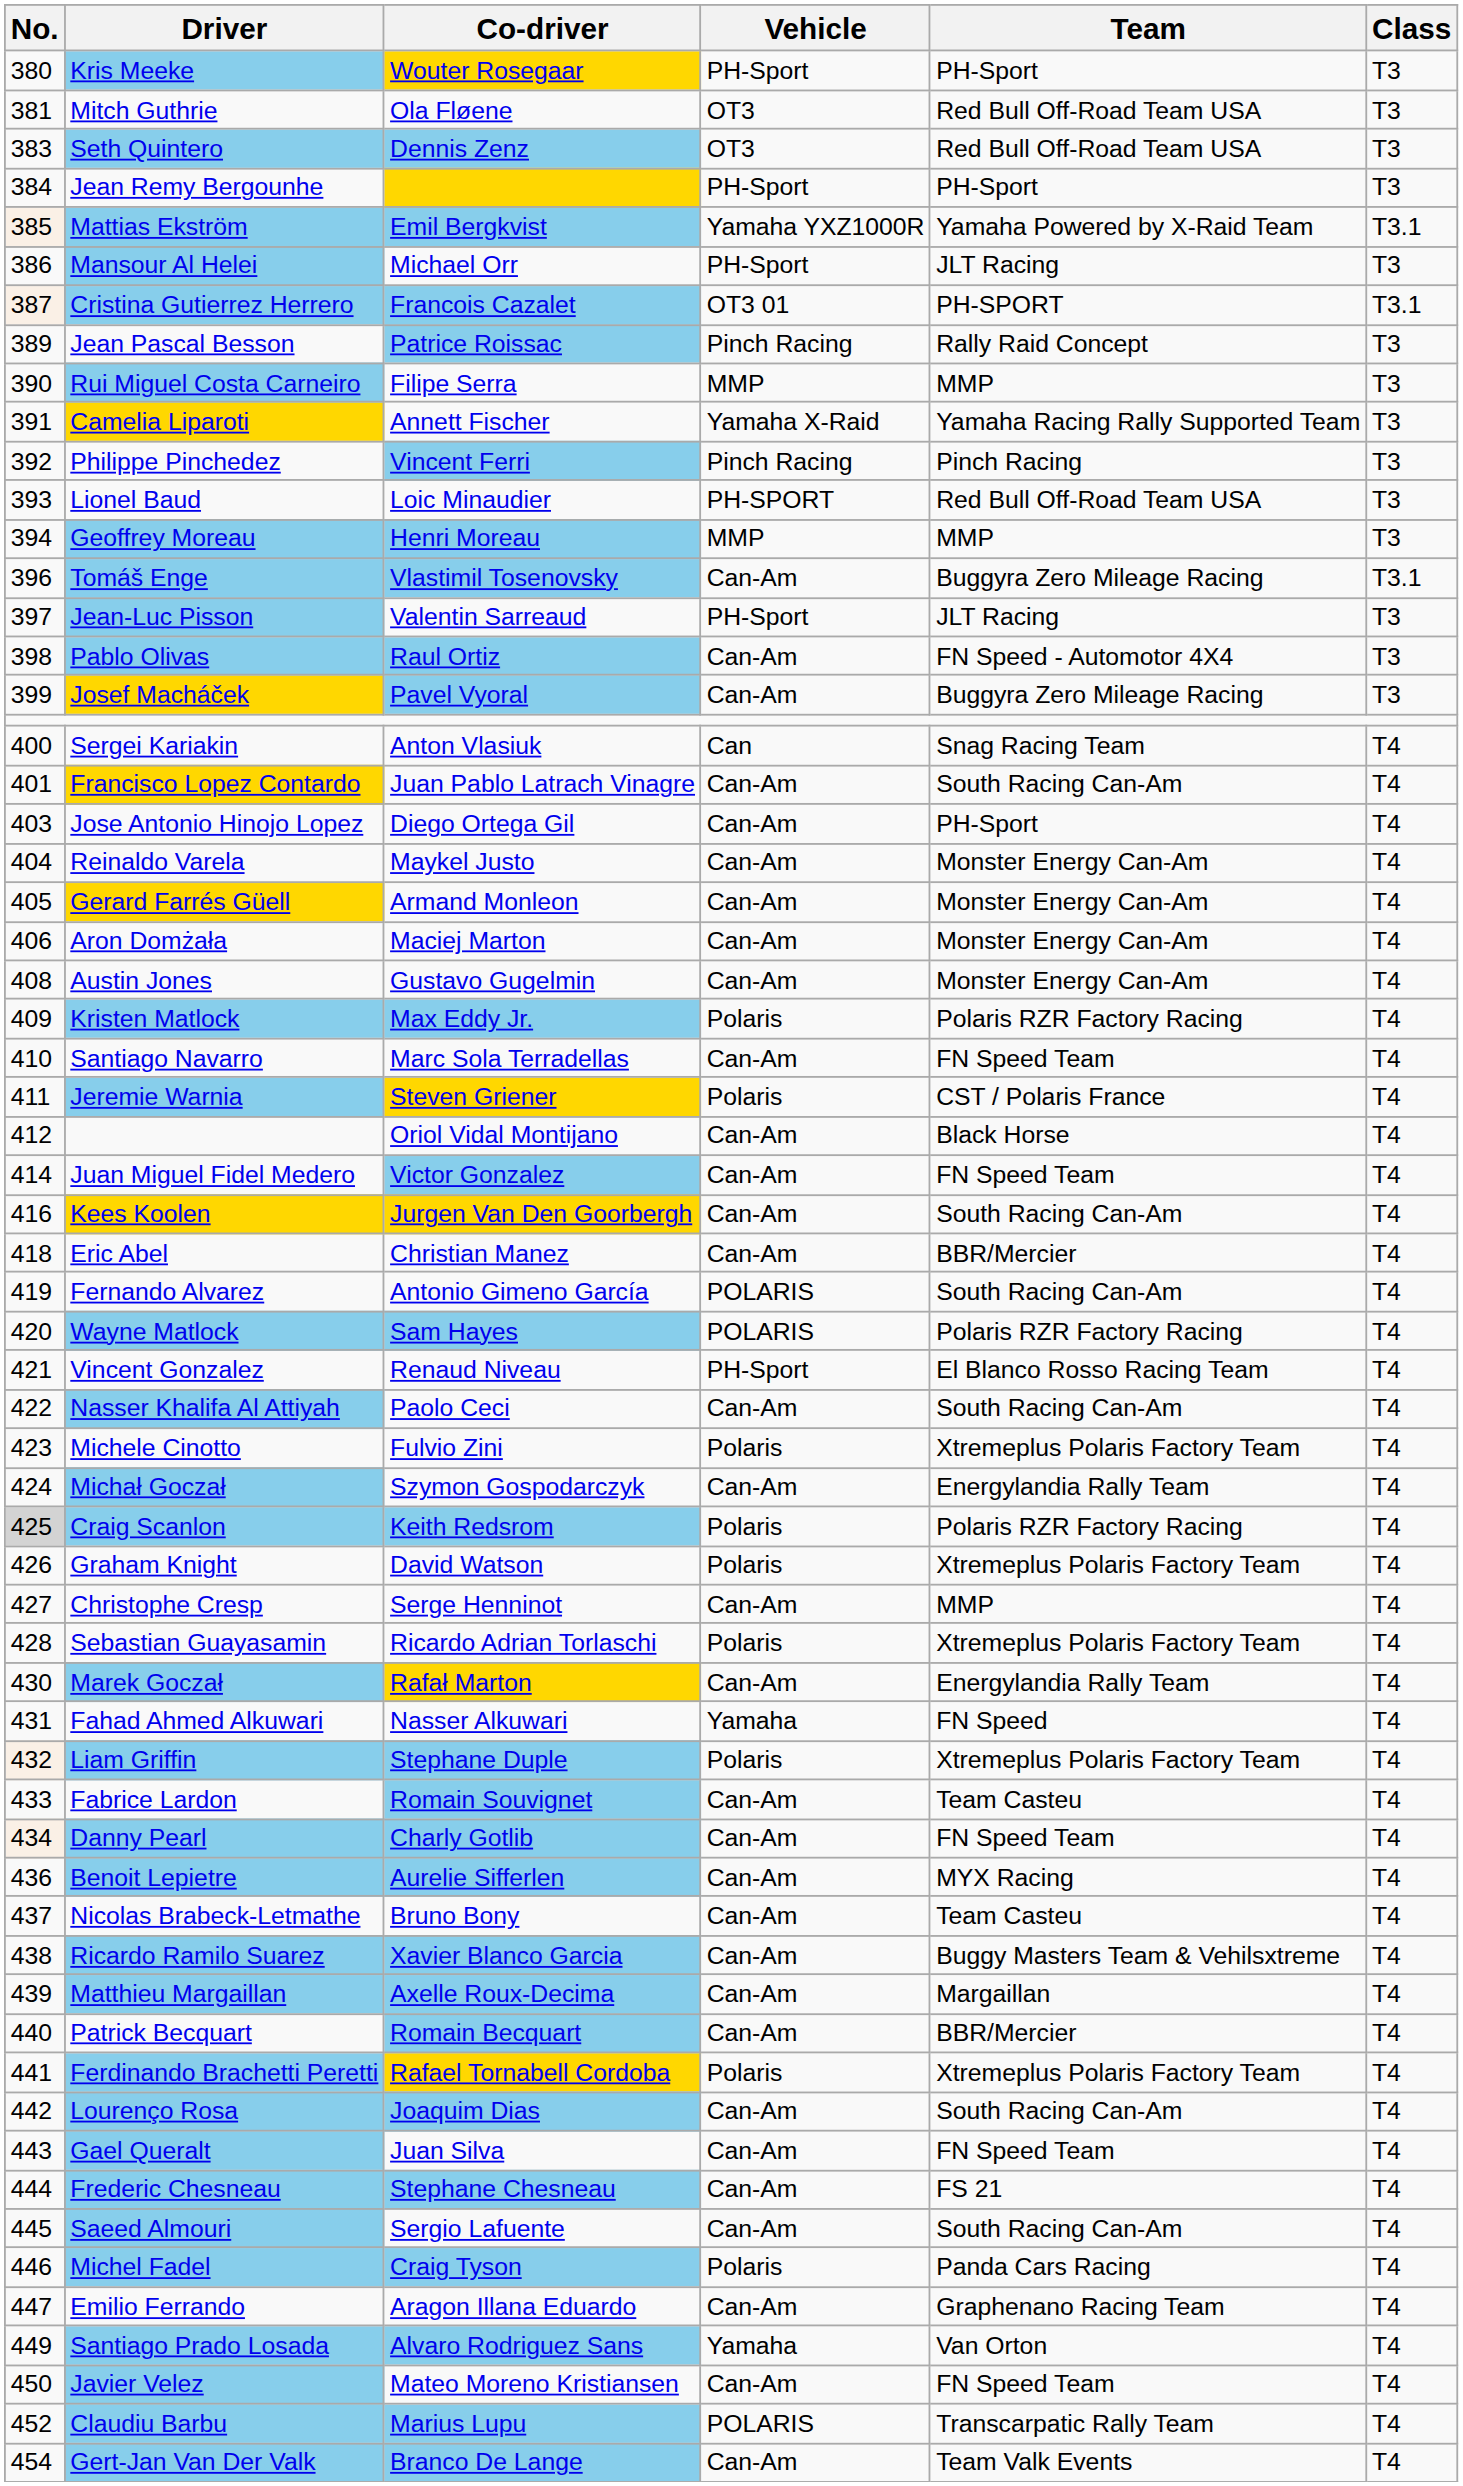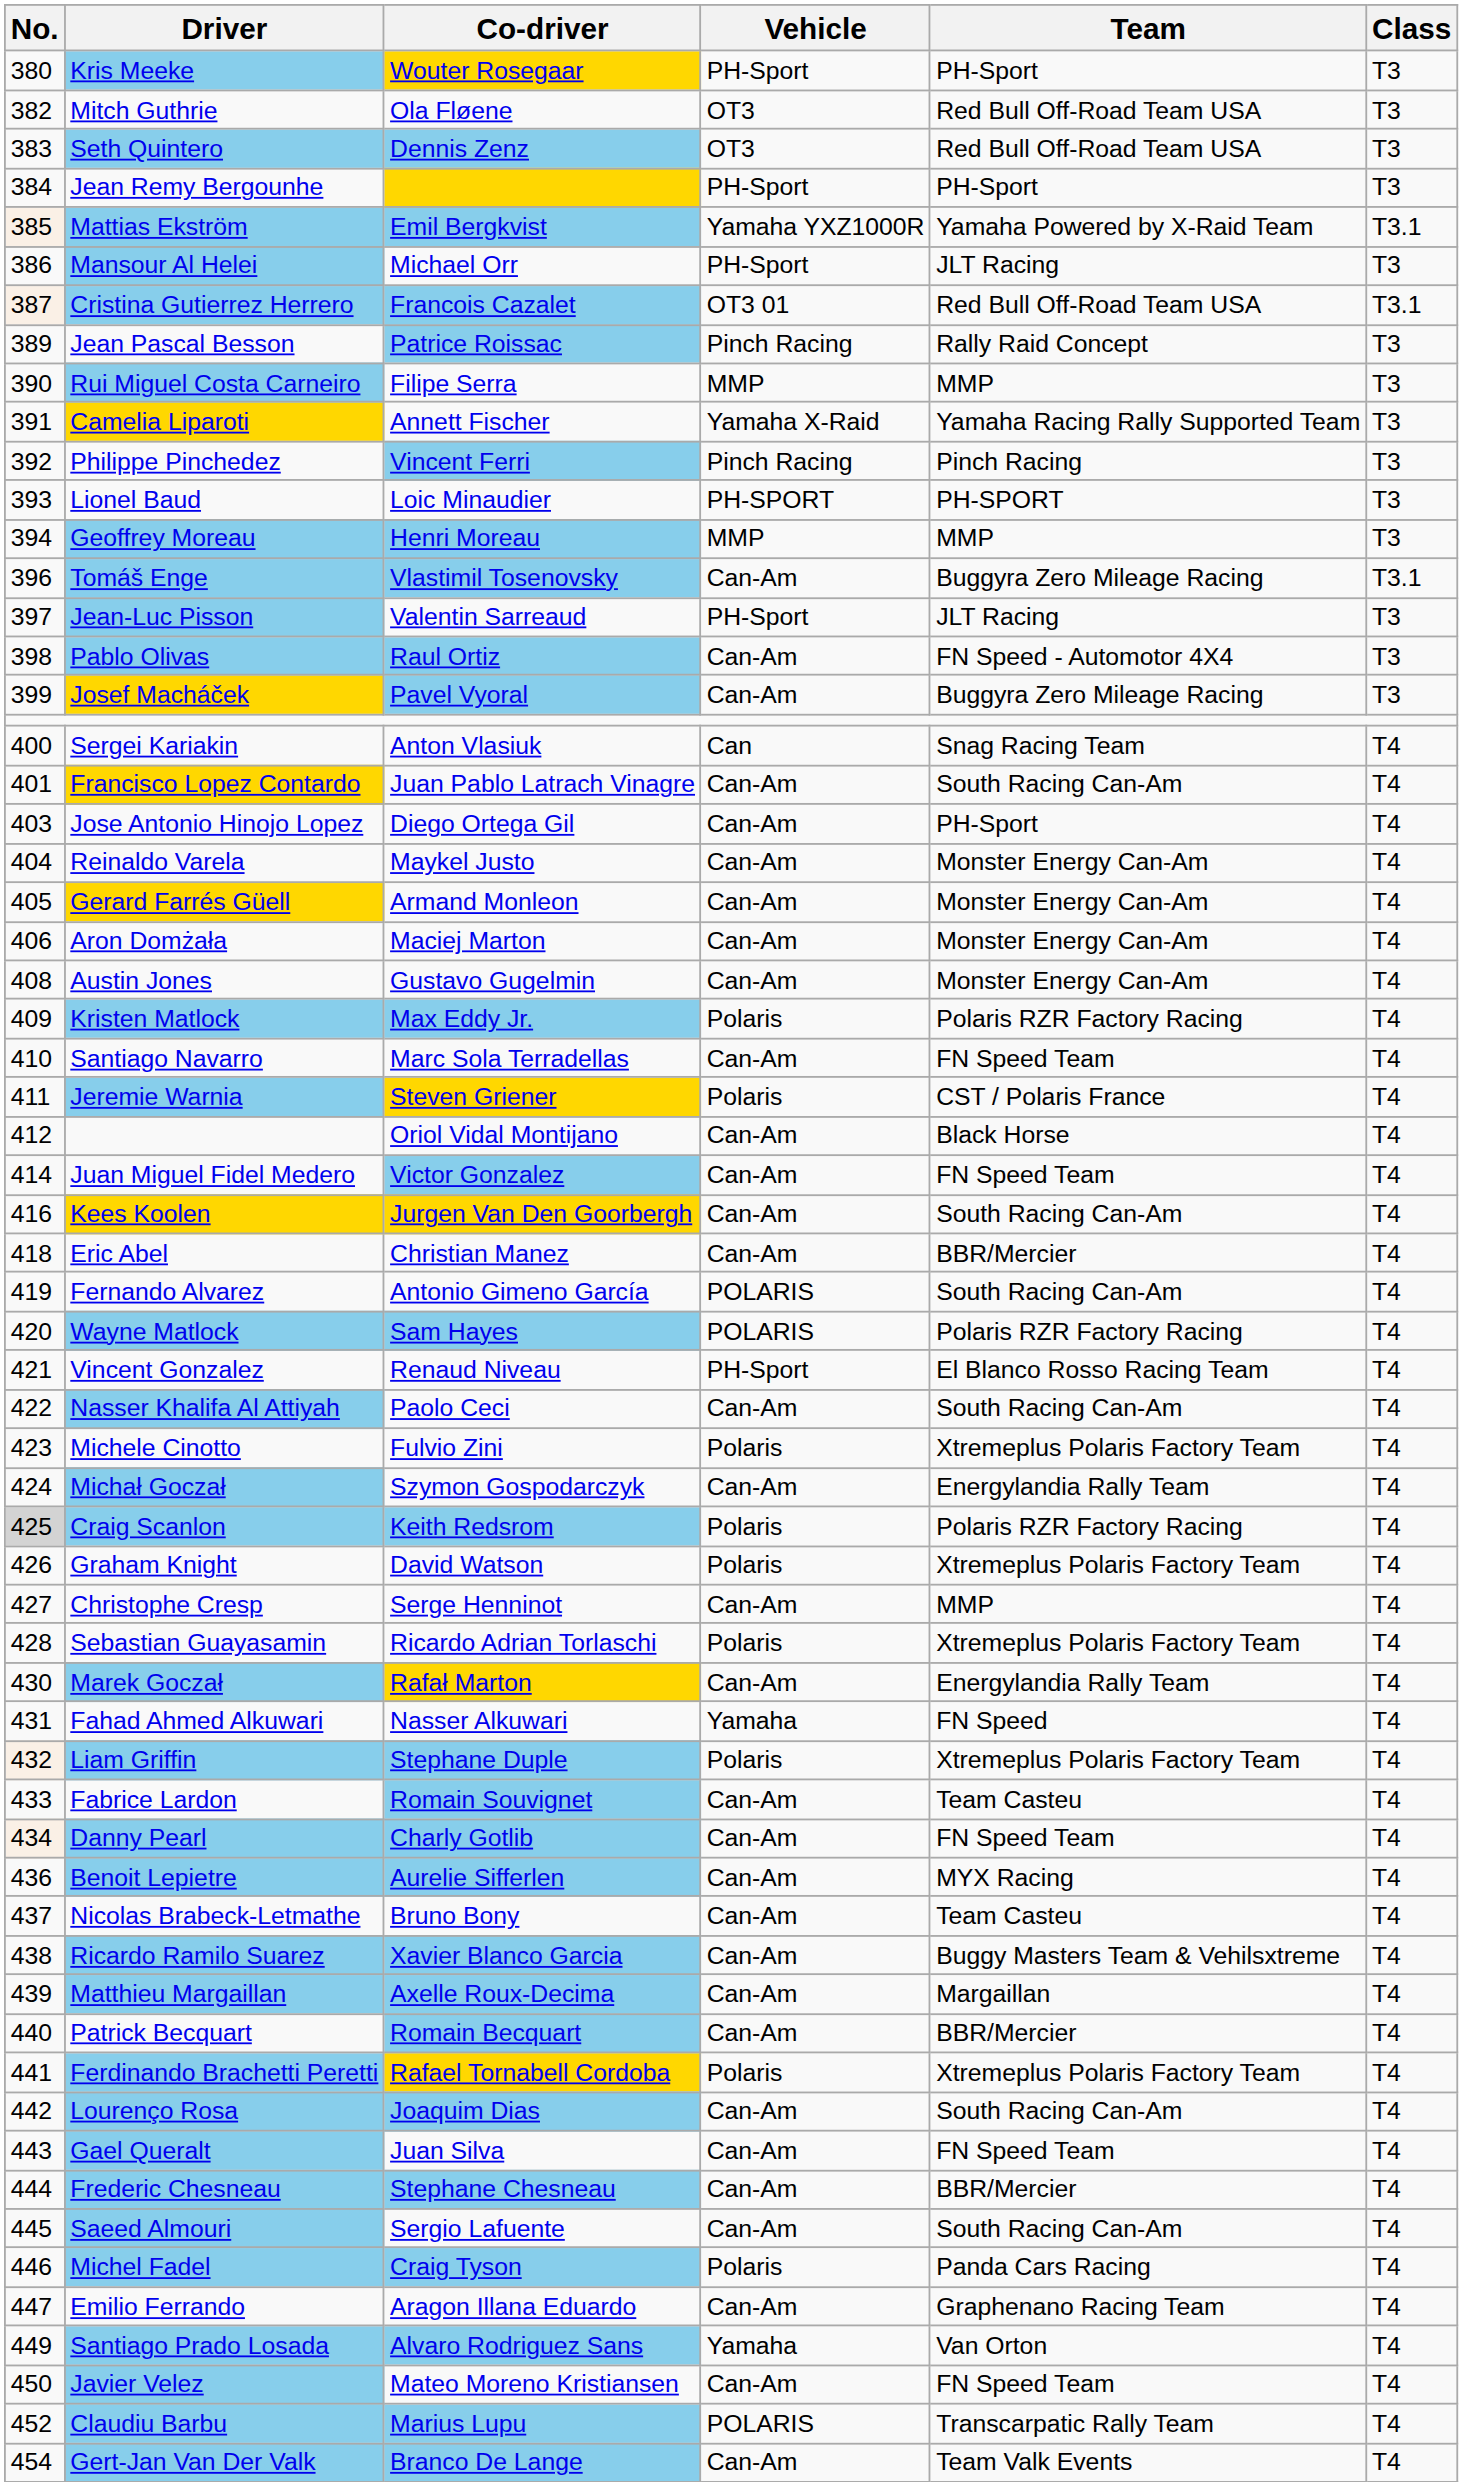(31, 109) 381 -> (31, 109) 382
(1000, 304) PH-SPORT -> (1099, 304) Red Bull Off-Road Team USA
(1099, 499) Red Bull Off-Road Team USA -> (1000, 499) PH-SPORT
(969, 2189) FS 21 -> (1006, 2189) BBR/Mercier
